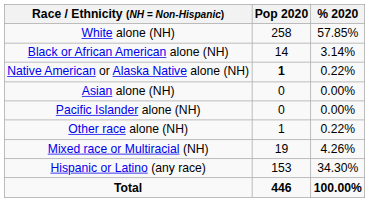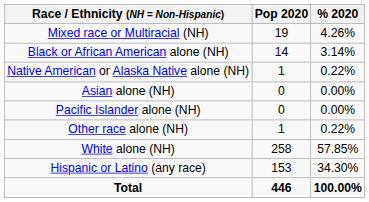rows swapped: (128, 33) <-> (128, 149)
(281, 71) bold -> (281, 71) normal
